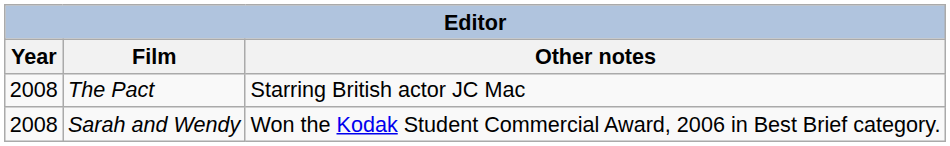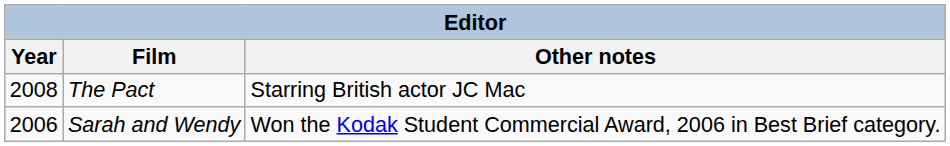(34, 125) 2008 -> (34, 125) 2006
